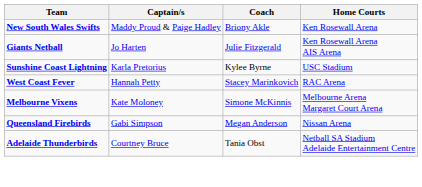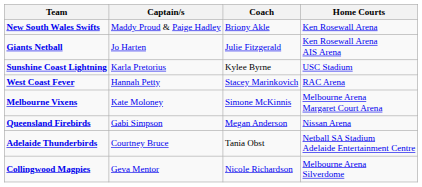+ row: (48, 169)
